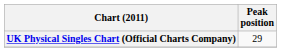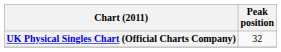(257, 39) 29 -> (257, 39) 32
